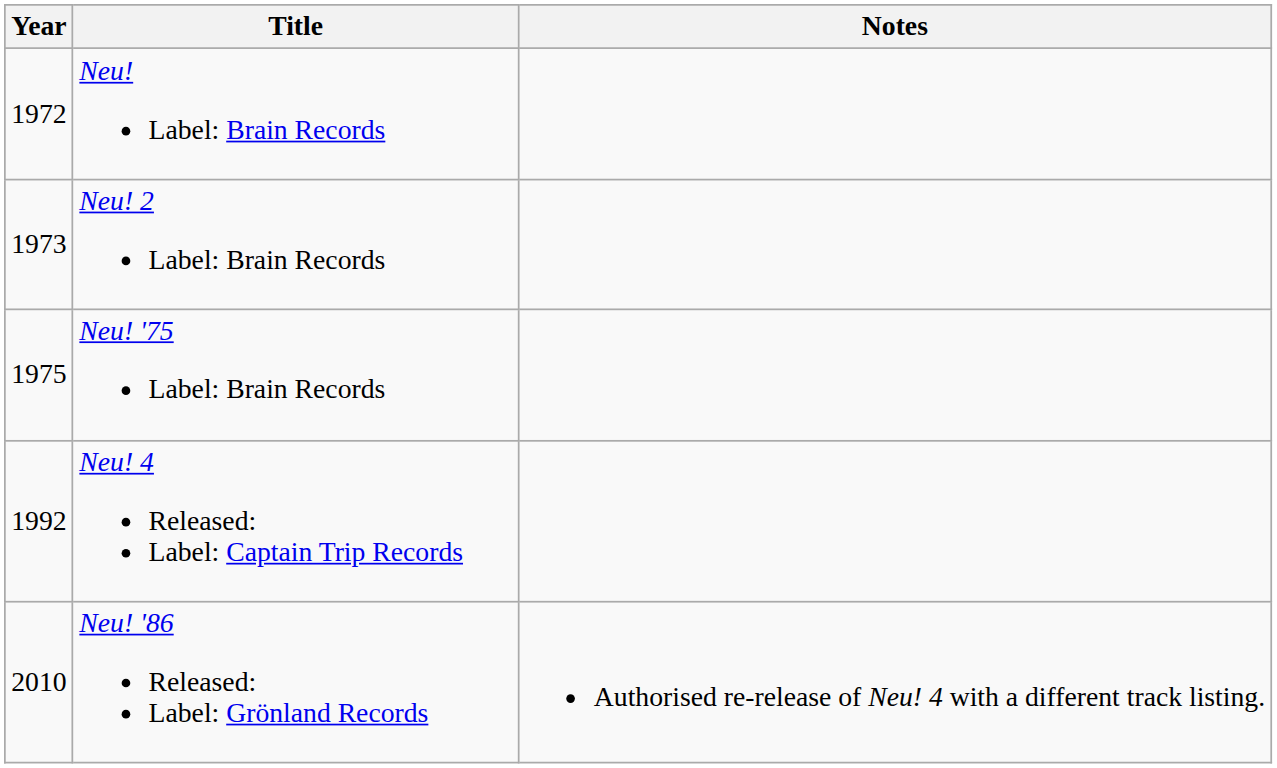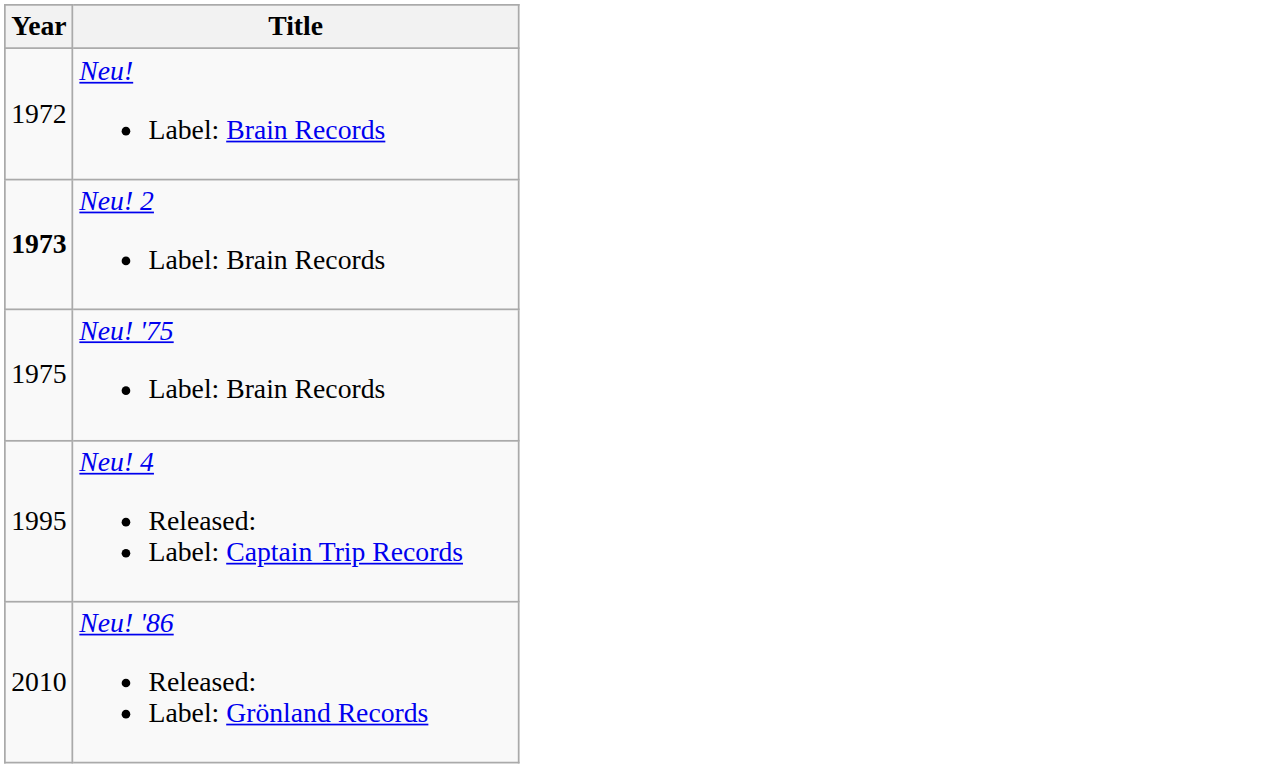- column: (895, 26)
(39, 243) normal -> (39, 243) bold
(39, 520) 1992 -> (39, 520) 1995
